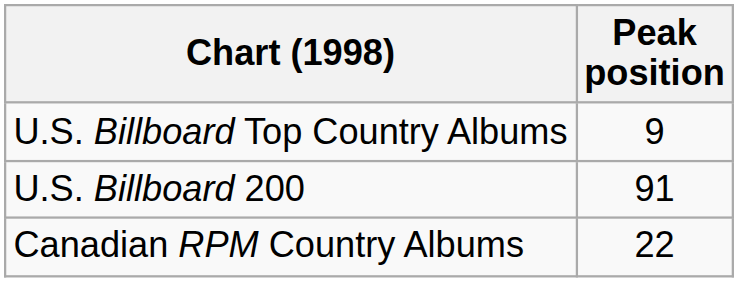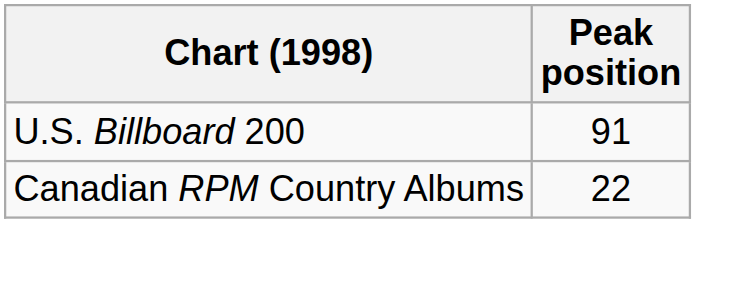- row: (291, 131)
